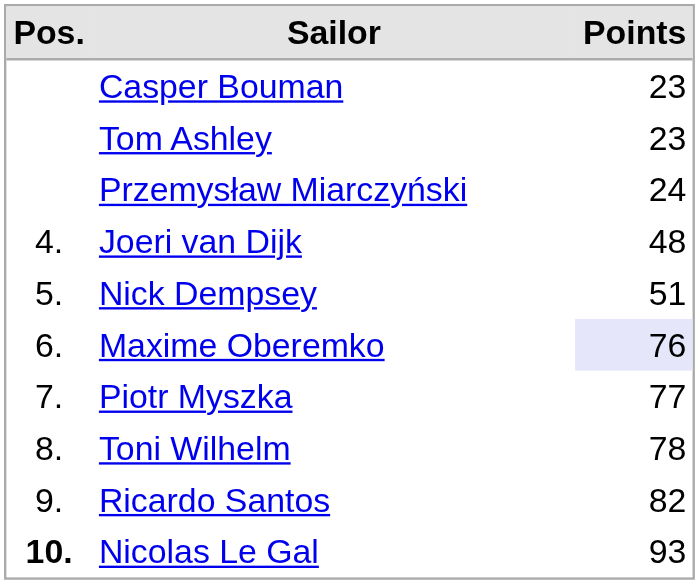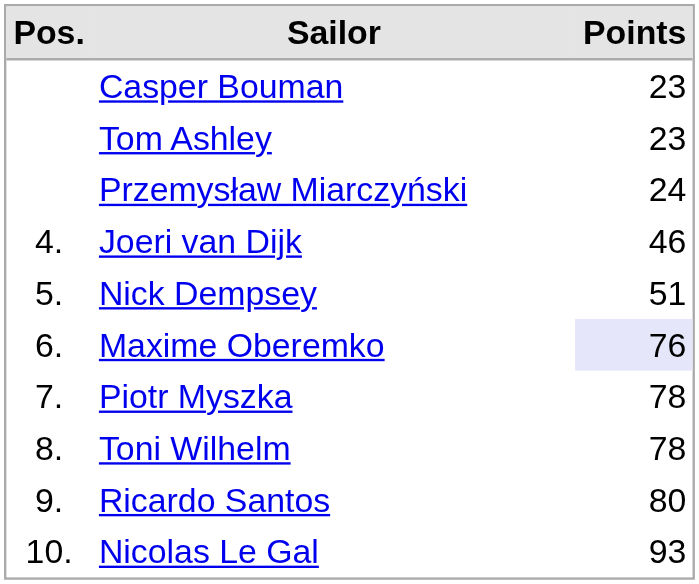(668, 241) 48 -> (668, 241) 46
(668, 396) 77 -> (668, 396) 78
(668, 500) 82 -> (668, 500) 80
(49, 552) bold -> (49, 552) normal
